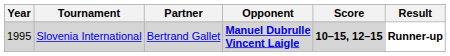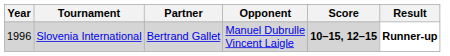(19, 37) 1995 -> (19, 37) 1996
(268, 37) bold -> (265, 37) normal
